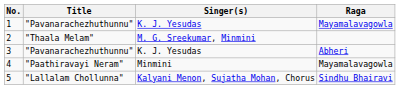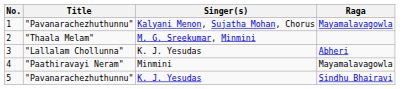(169, 24) K. J. Yesudas -> (226, 24) Kalyani Menon, Sujatha Mohan, Chorus
(79, 51) "Pavanarachezhuthunnu" -> (74, 51) "Lallalam Chollunna"
(74, 78) "Lallalam Chollunna" -> (79, 78) "Pavanarachezhuthunnu"
(226, 78) Kalyani Menon, Sujatha Mohan, Chorus -> (169, 78) K. J. Yesudas
